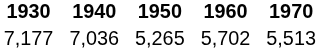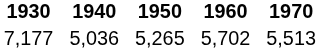(89, 39) 7,036 -> (89, 39) 5,036
